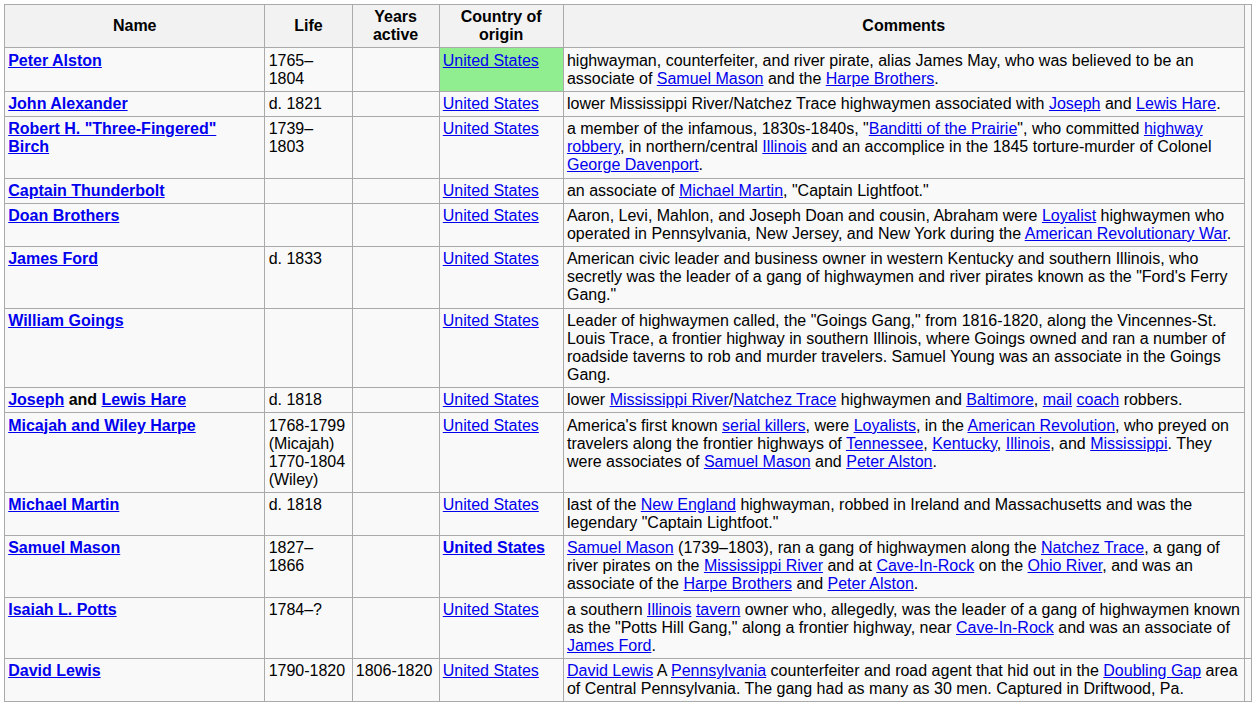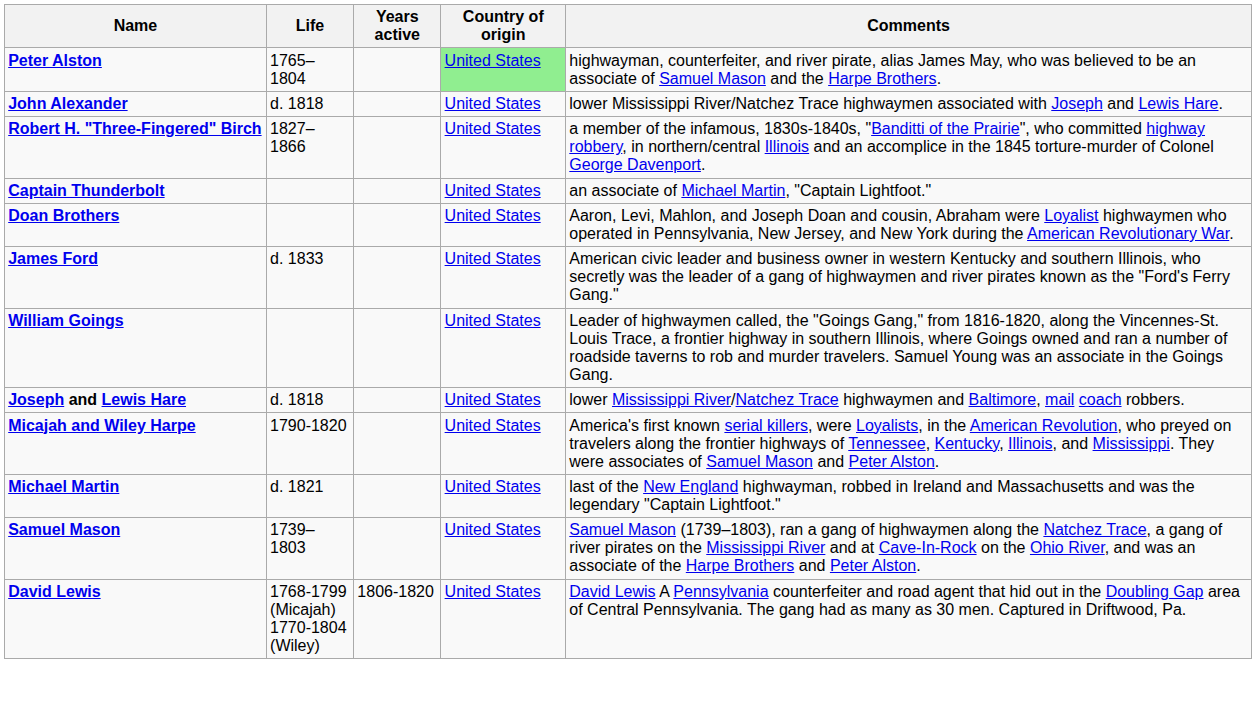(295, 103) d. 1821 -> (297, 103) d. 1818
(291, 138) 1739–1803 -> (292, 138) 1827–1866
(307, 452) 1768-1799 (Micajah) 1770-1804 (Wiley) -> (308, 425) 1790-1820
(295, 504) d. 1818 -> (297, 486) d. 1821
(291, 557) 1827–1866 -> (292, 539) 1739–1803
(494, 548) bold -> (493, 530) normal
- row: (62, 609)
(307, 671) 1790-1820 -> (308, 618) 1768-1799 (Micajah) 1770-1804 (Wiley)
